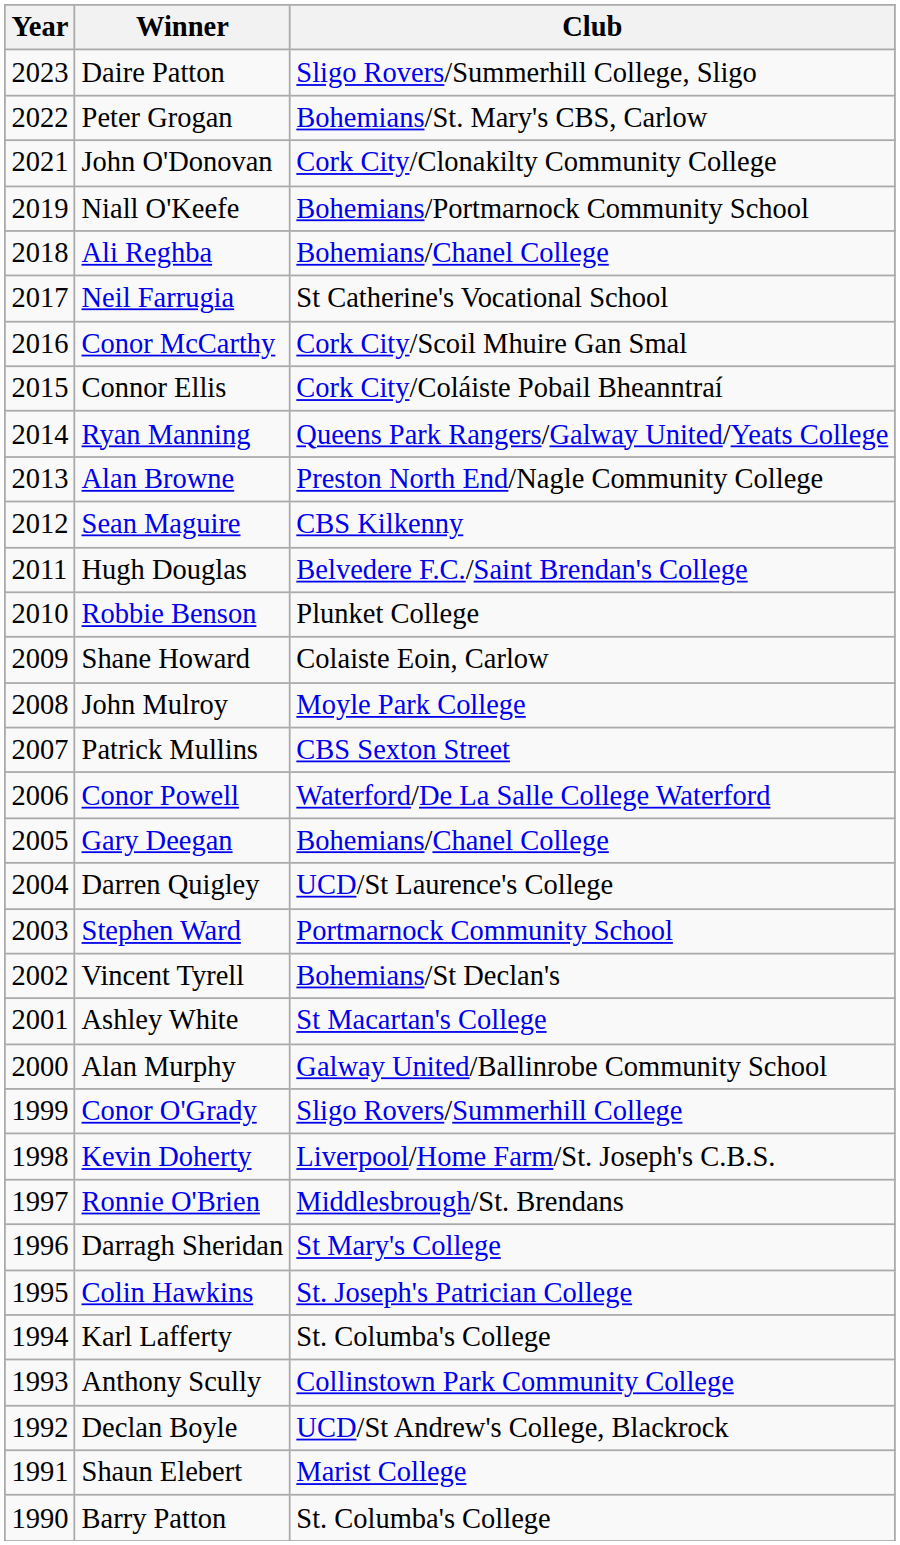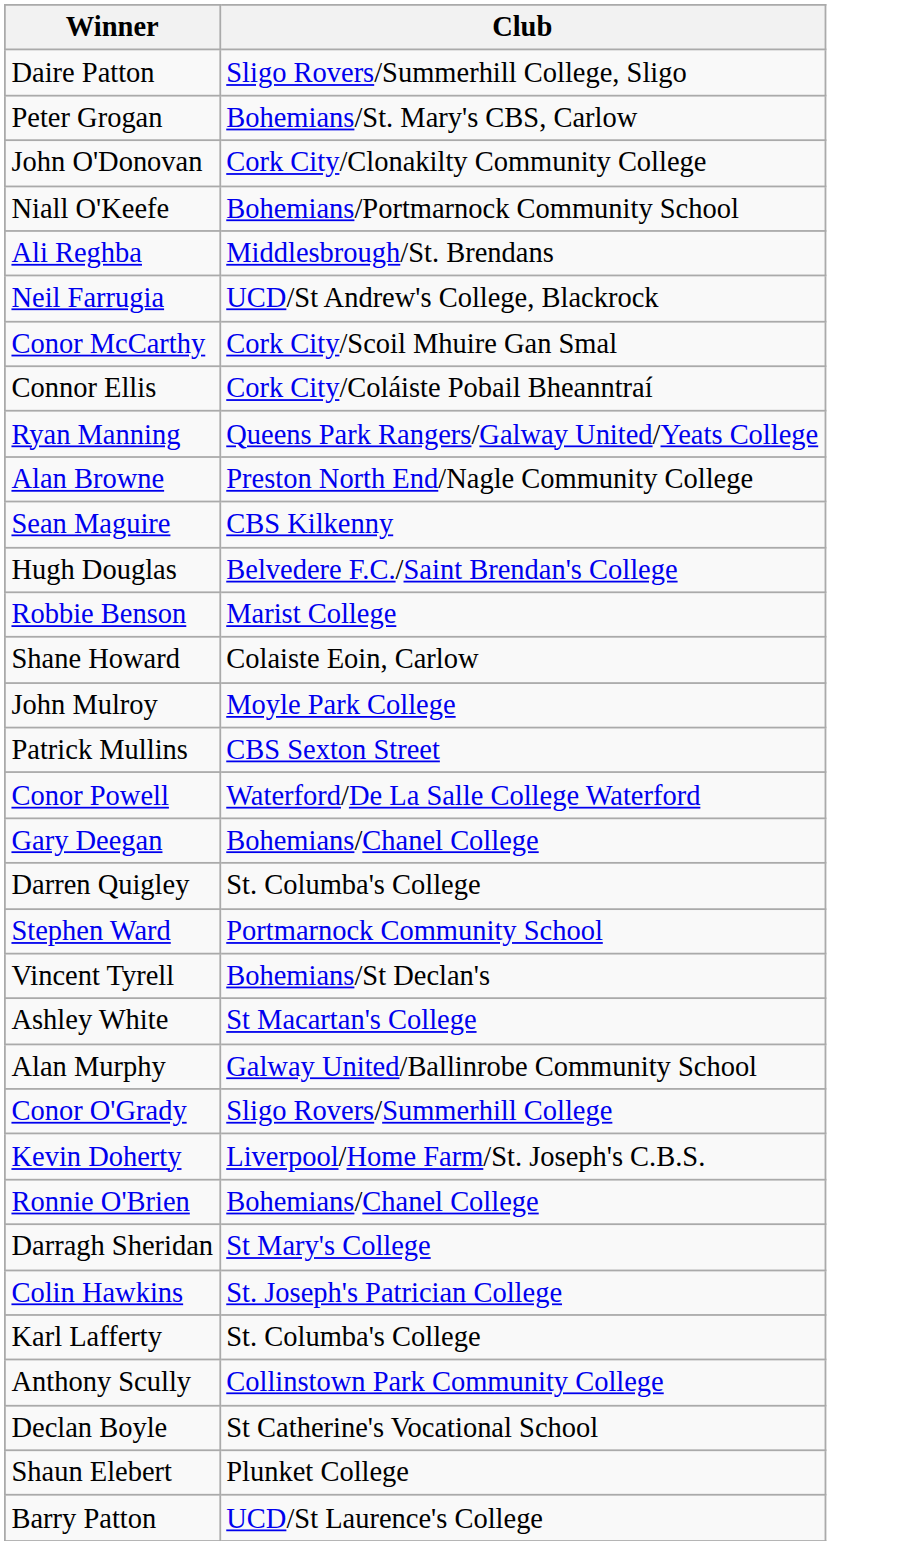- column: (40, 27)
(453, 252) Bohemians/Chanel College -> (390, 252) Middlesbrough/St. Brendans
(482, 298) St Catherine's Vocational School -> (442, 298) UCD/St Andrew's College, Blackrock
(388, 614) Plunket College -> (311, 614) Marist College
(455, 885) UCD/St Laurence's College -> (353, 885) St. Columba's College
(460, 1201) Middlesbrough/St. Brendans -> (382, 1201) Bohemians/Chanel College
(512, 1427) UCD/St Andrew's College, Blackrock -> (412, 1427) St Catherine's Vocational School
(381, 1472) Marist College -> (318, 1472) Plunket College
(424, 1517) St. Columba's College -> (385, 1517) UCD/St Laurence's College
